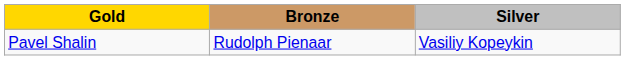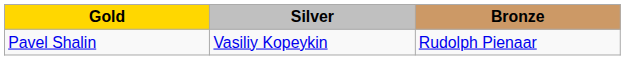columns swapped: (518, 17) <-> (312, 17)
